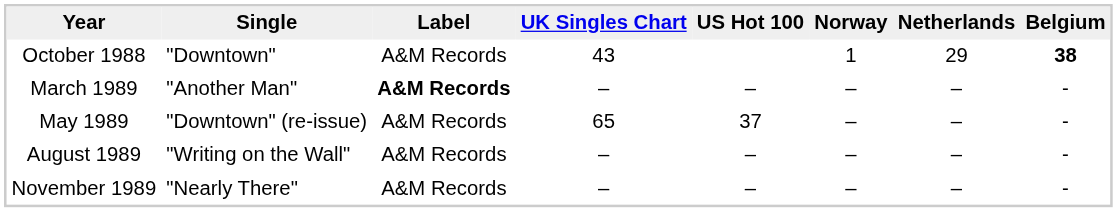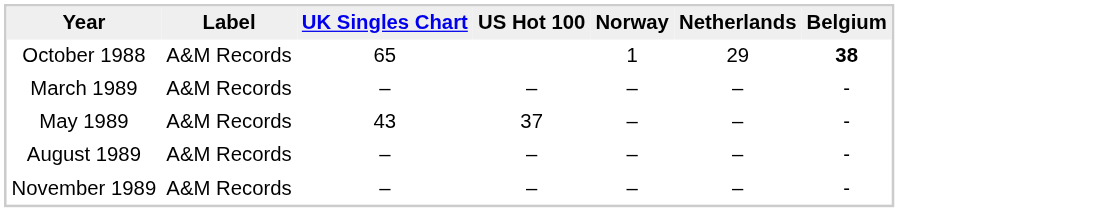- column: (267, 22)
(604, 55) 43 -> (385, 55) 65
(444, 88) bold -> (229, 88) normal
(604, 121) 65 -> (385, 121) 43
